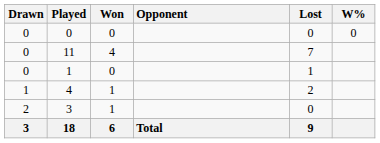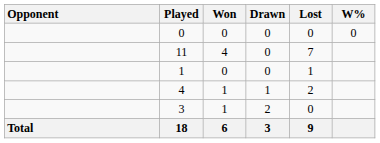columns swapped: (162, 14) <-> (26, 14)
